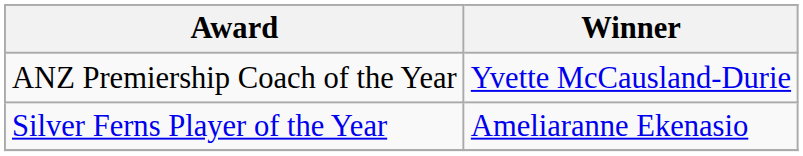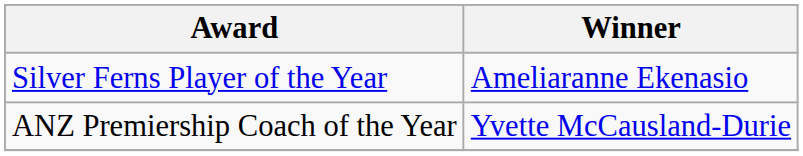rows swapped: (200, 125) <-> (234, 77)
